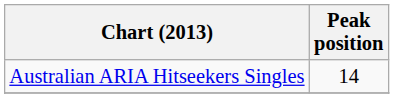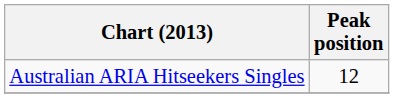(349, 76) 14 -> (349, 76) 12
